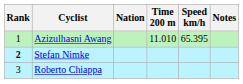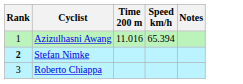- column: (130, 17)
(163, 39) 11.010 -> (129, 39) 11.016
(194, 39) 65.395 -> (161, 39) 65.394
